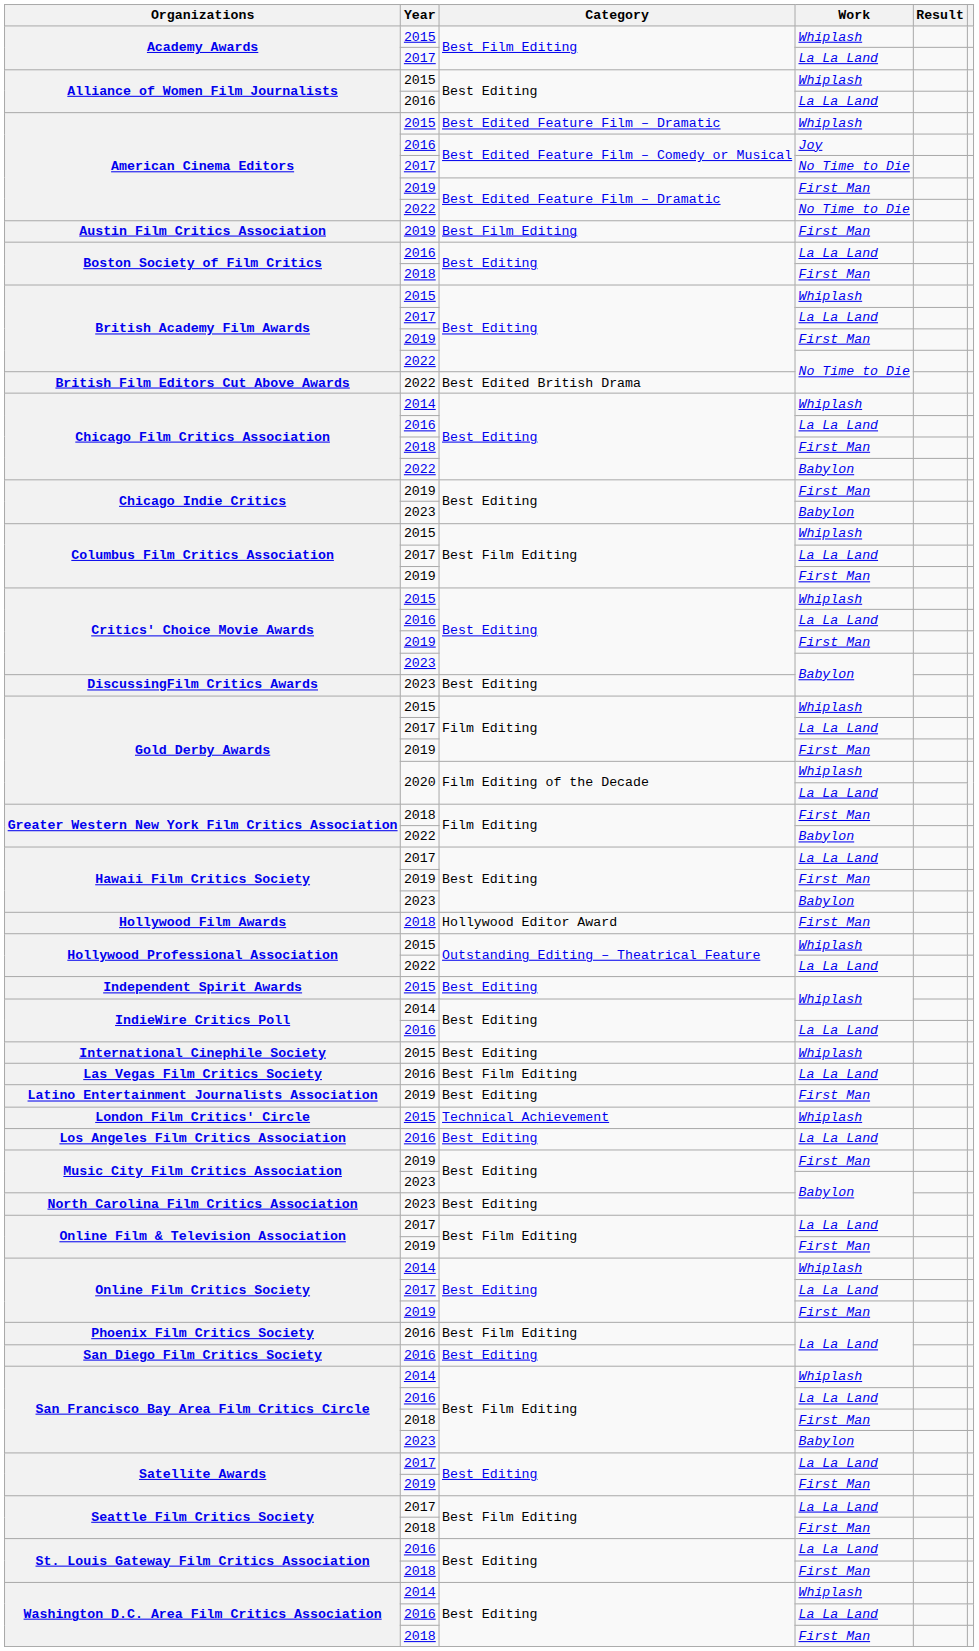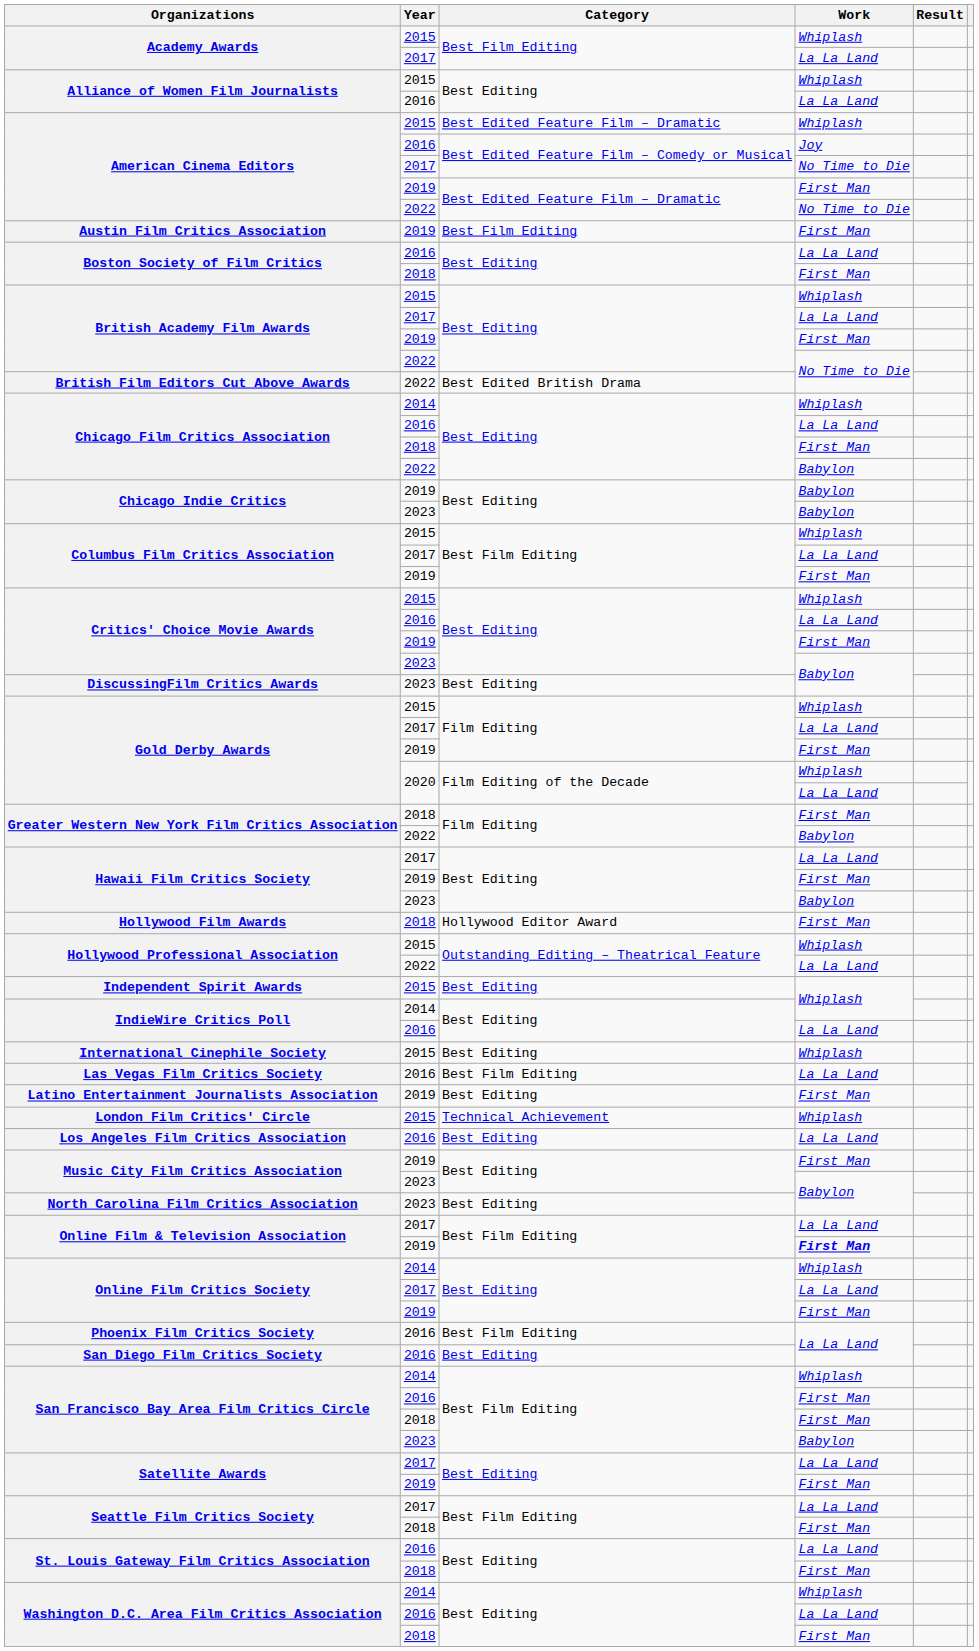(834, 491) First Man -> (826, 491) Babylon
(834, 1247) normal -> (834, 1247) bold
(838, 1398) La La Land -> (834, 1398) First Man
